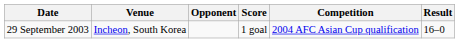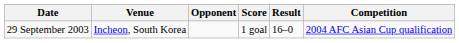columns swapped: (438, 12) <-> (345, 12)
